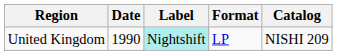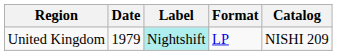(126, 38) 1990 -> (126, 38) 1979
